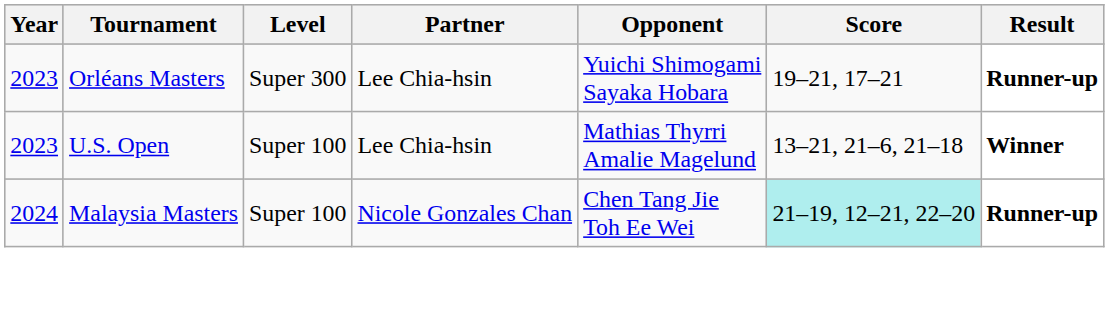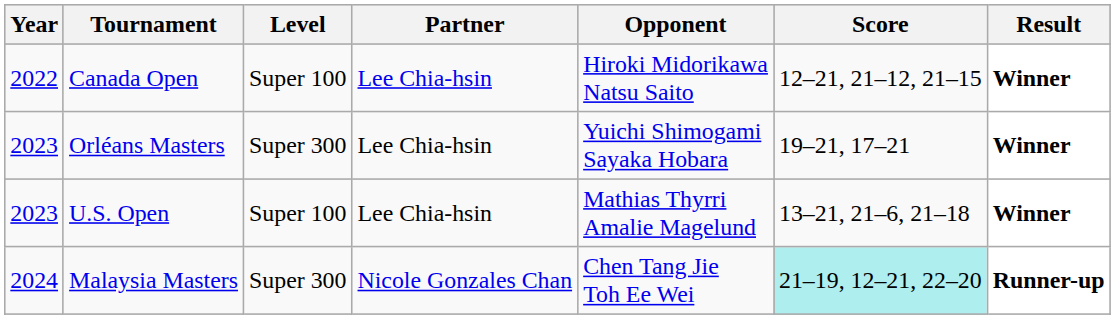+ row: (134, 77)
(1042, 77) Runner-up -> (1032, 145) Winner
(298, 213) Super 100 -> (298, 280) Super 300
